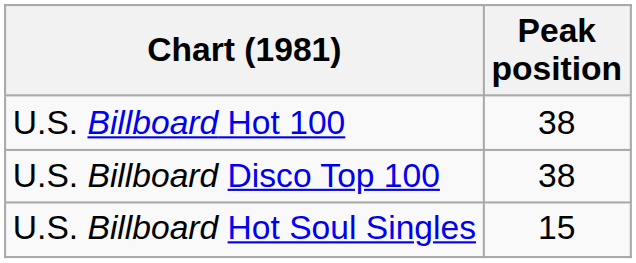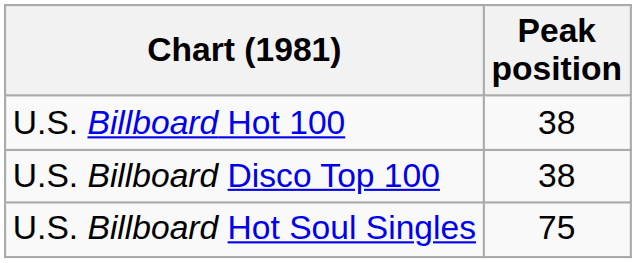(557, 228) 15 -> (557, 228) 75
